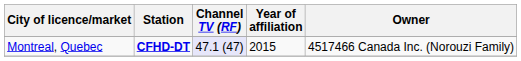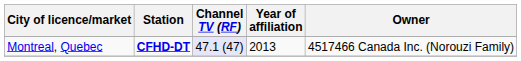(262, 46) 2015 -> (262, 46) 2013
